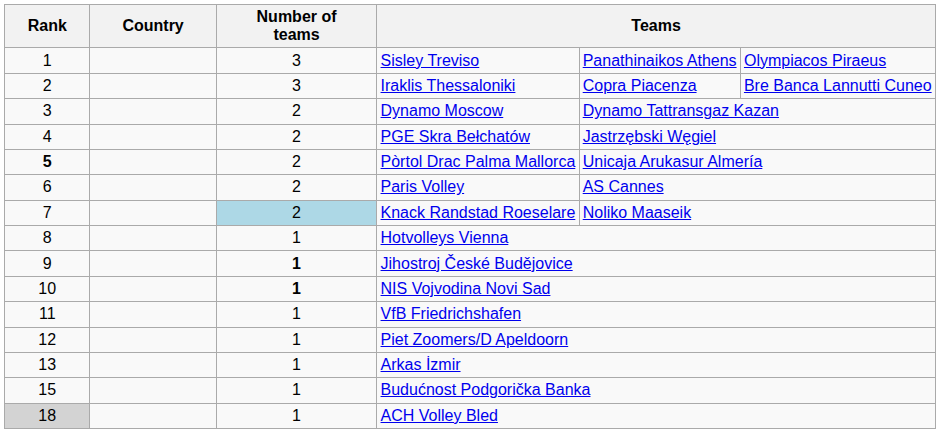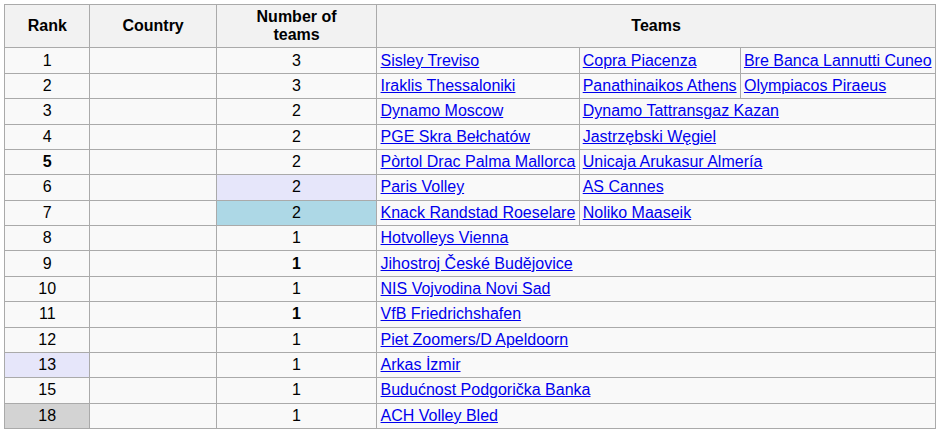(660, 60) Panathinaikos Athens -> (640, 60) Copra Piacenza
(815, 60) Olympiacos Piraeus -> (838, 60) Bre Banca Lannutti Cuneo
(640, 85) Copra Piacenza -> (660, 85) Panathinaikos Athens
(838, 85) Bre Banca Lannutti Cuneo -> (815, 85) Olympiacos Piraeus
(297, 187) no background -> (297, 187) lavender background
(297, 288) bold -> (297, 288) normal
(297, 314) normal -> (297, 314) bold
(47, 365) no background -> (47, 365) lavender background
